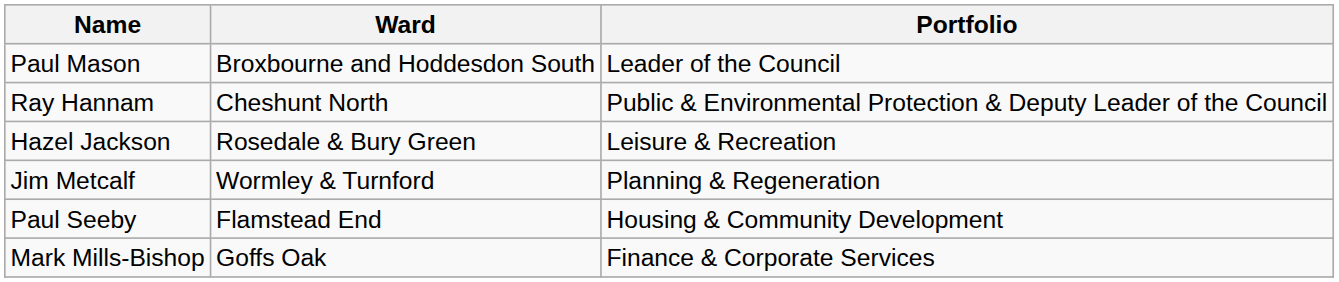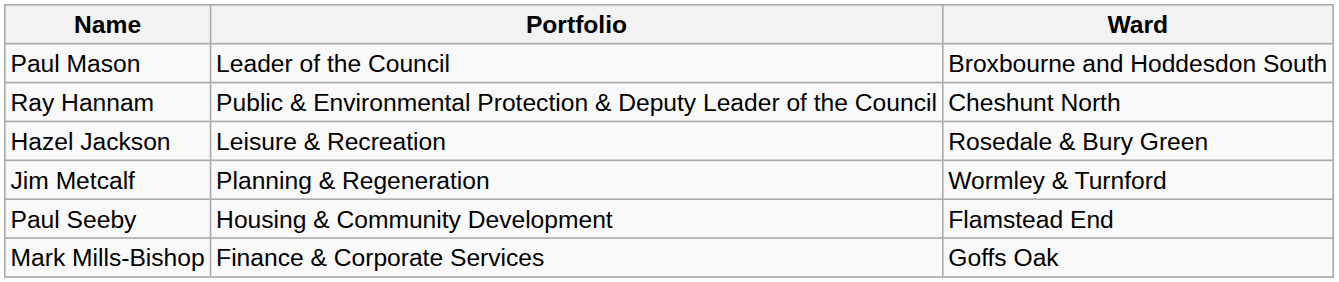columns swapped: (967, 24) <-> (406, 24)
